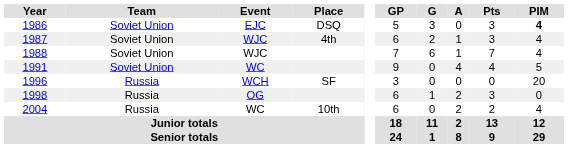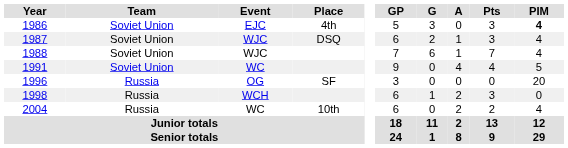(329, 25) DSQ -> (329, 25) 4th
(329, 39) 4th -> (329, 39) DSQ
(255, 81) WCH -> (255, 81) OG
(255, 95) OG -> (255, 95) WCH
